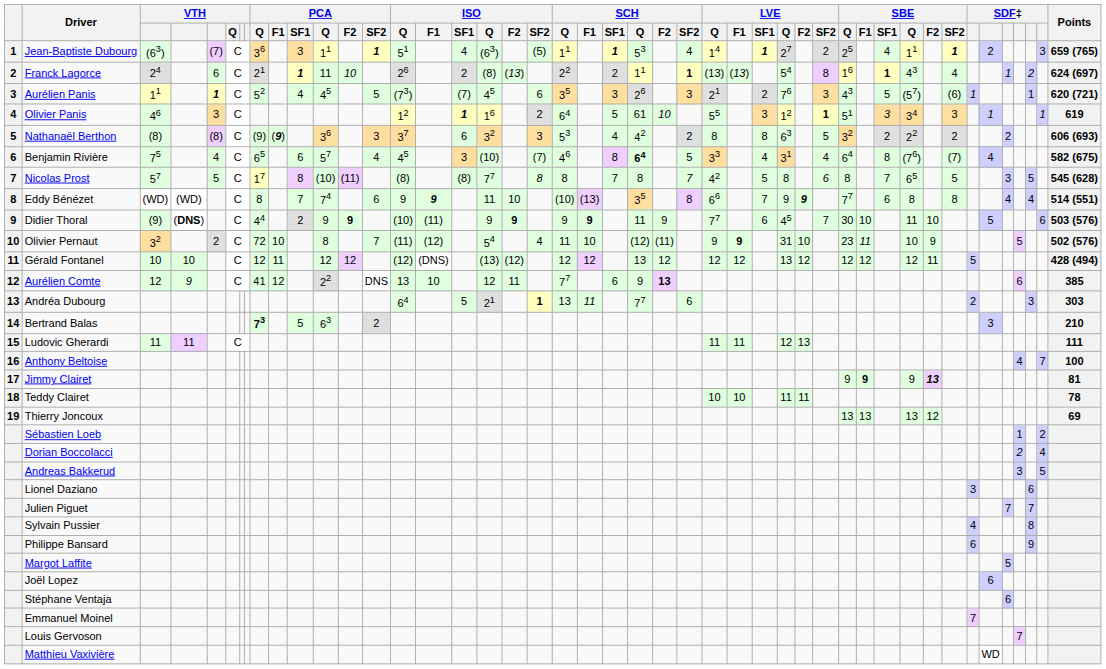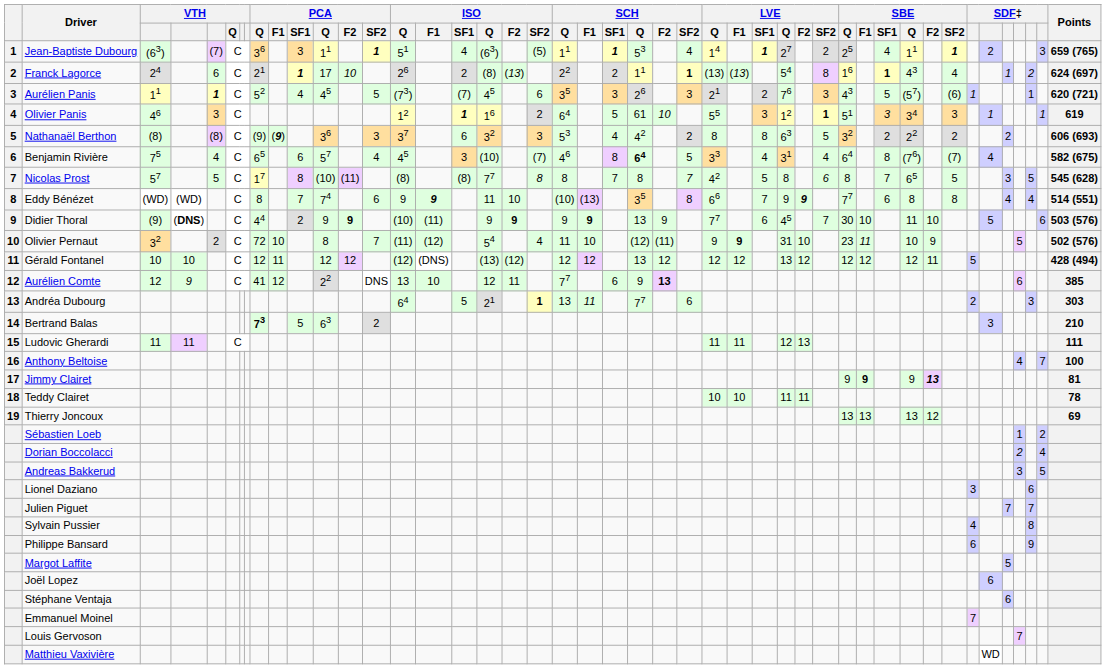(326, 73) 11 -> (326, 73) 17
(640, 220) 11 -> (640, 220) 13
